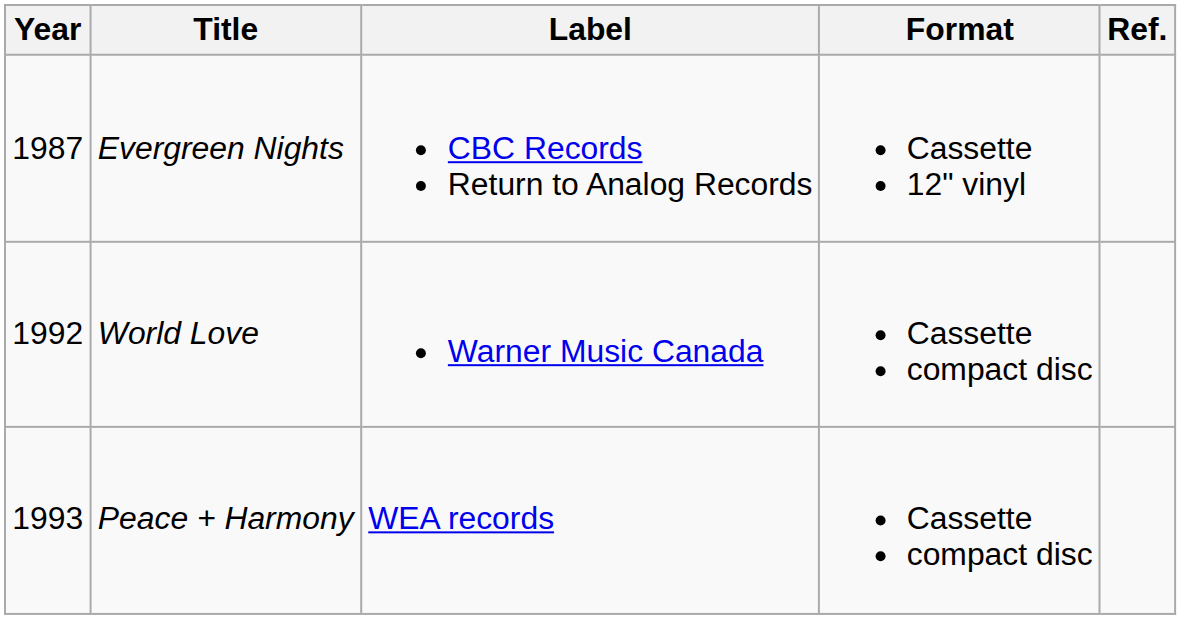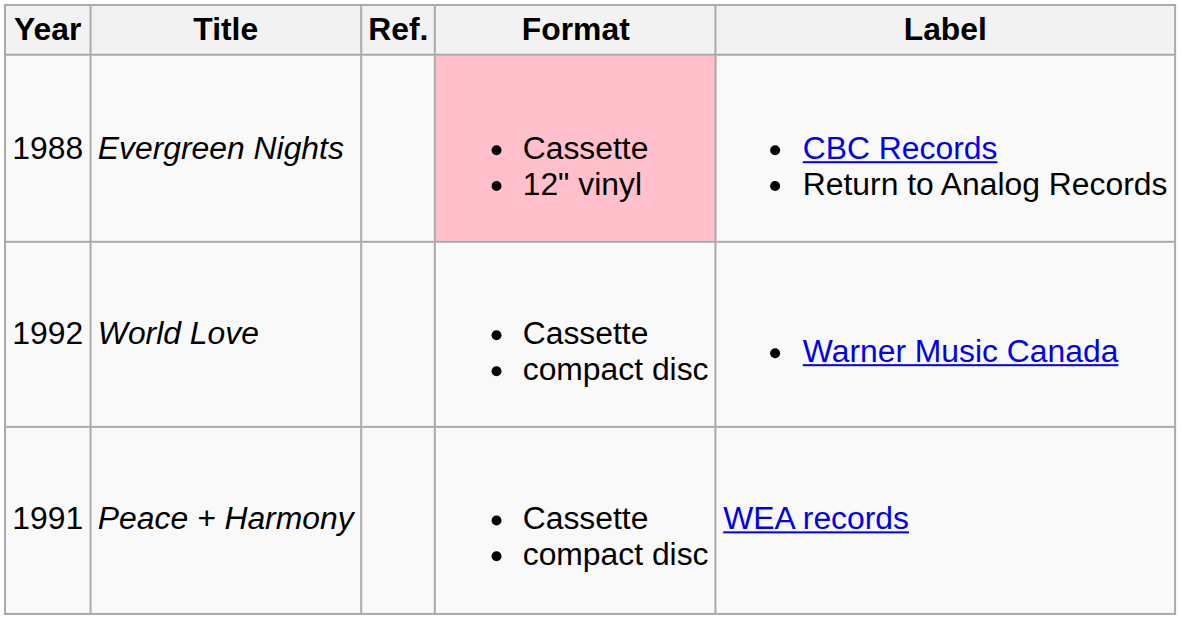columns swapped: (590, 29) <-> (1137, 29)
(48, 147) 1987 -> (48, 147) 1988
(960, 166) no background -> (576, 166) pink background
(48, 519) 1993 -> (48, 519) 1991
